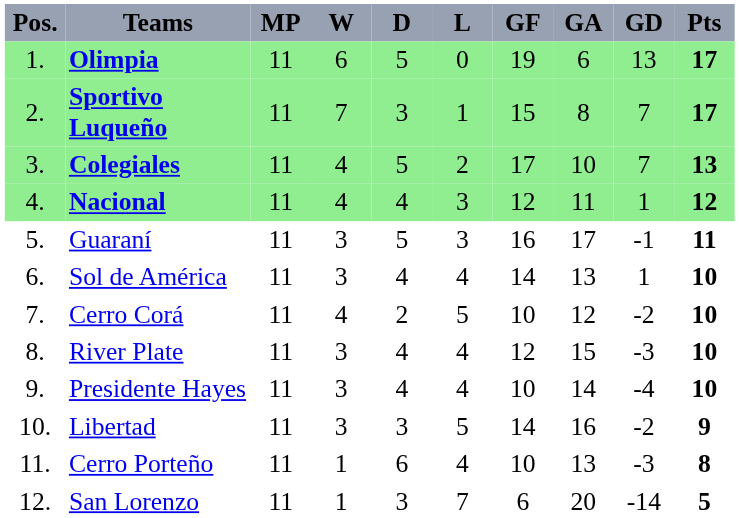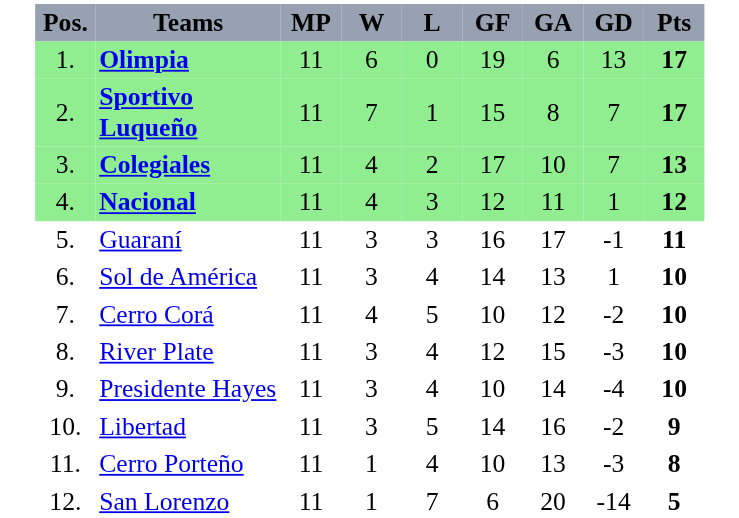- column: (402, 22)
